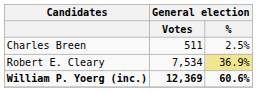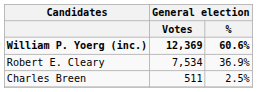rows swapped: (77, 79) <-> (46, 46)
(234, 62) khaki background -> (234, 62) no background
